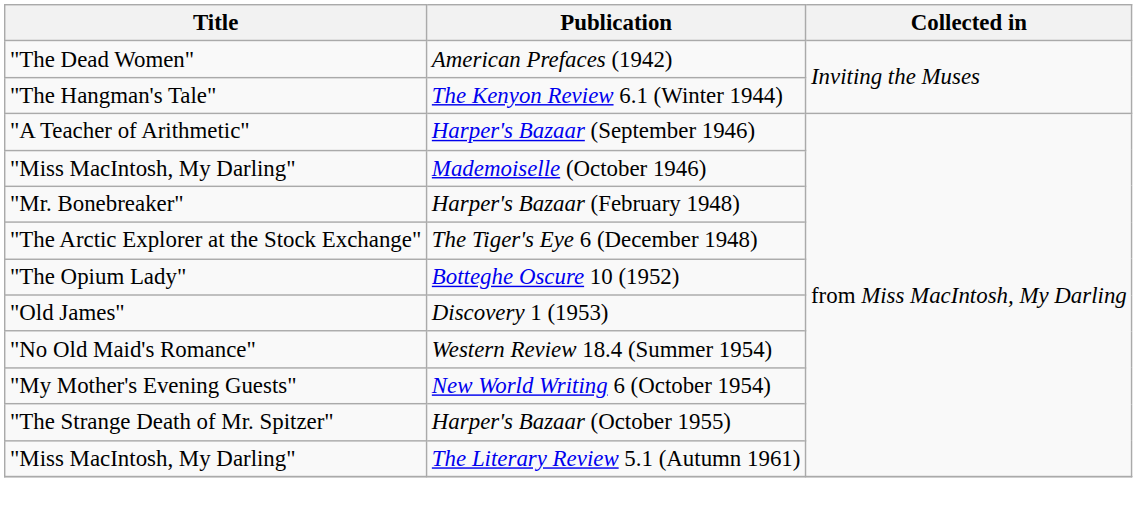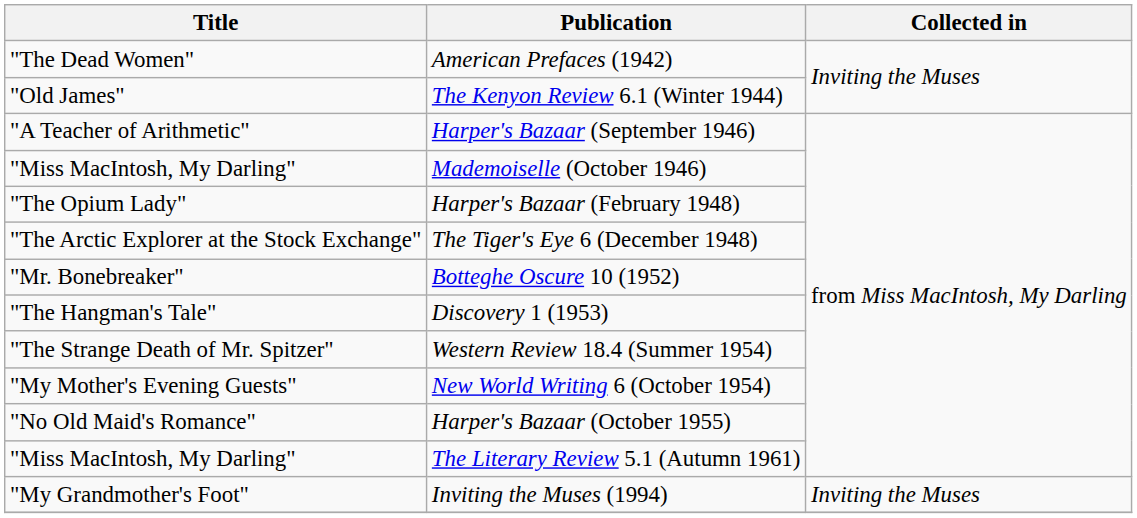(113, 95) "The Hangman's Tale" -> (67, 95) "Old James"
(97, 204) "Mr. Bonebreaker" -> (98, 204) "The Opium Lady"
(98, 276) "The Opium Lady" -> (97, 276) "Mr. Bonebreaker"
(67, 312) "Old James" -> (113, 312) "The Hangman's Tale"
(133, 349) "No Old Maid's Romance" -> (172, 349) "The Strange Death of Mr. Spitzer"
(172, 421) "The Strange Death of Mr. Spitzer" -> (133, 421) "No Old Maid's Romance"
+ row: (550, 494)
